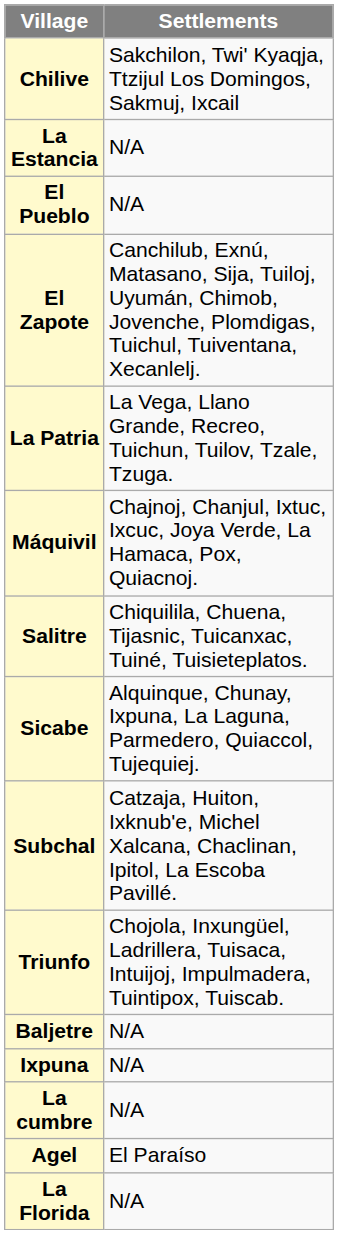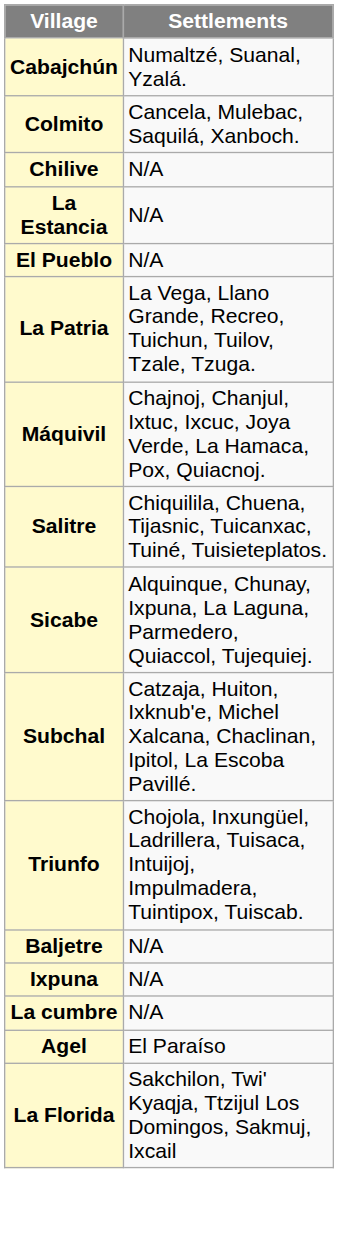+ row: (64, 66)
+ row: (64, 123)
(216, 78) Sakchilon, Twi' Kyaqja, Ttzijul Los Domingos, Sakmuj, Ixcail -> (146, 169) N/A
- row: (54, 309)
(127, 1200) N/A -> (220, 1115) Sakchilon, Twi' Kyaqja, Ttzijul Los Domingos, Sakmuj, Ixcail
